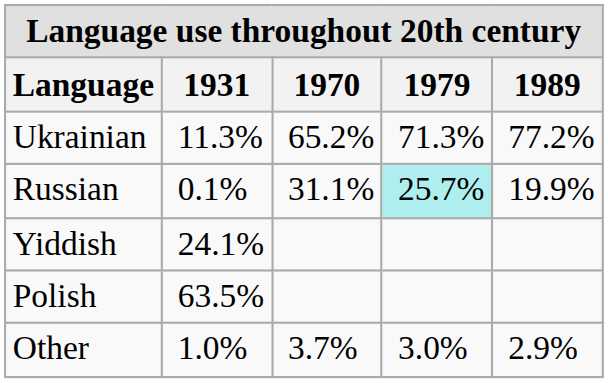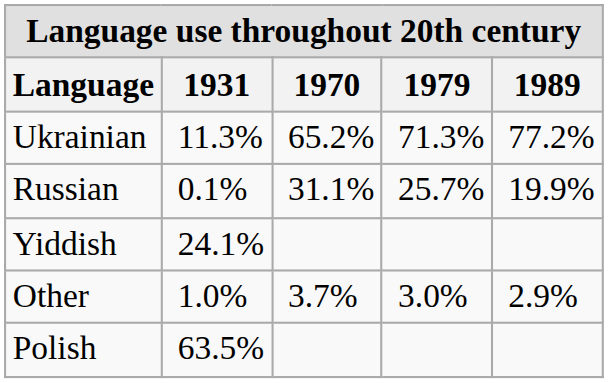(437, 190) paleturquoise background -> (437, 190) no background
rows swapped: (55, 296) <-> (51, 349)
